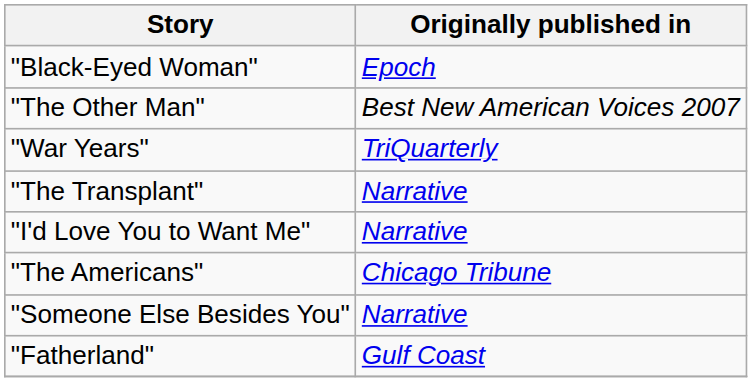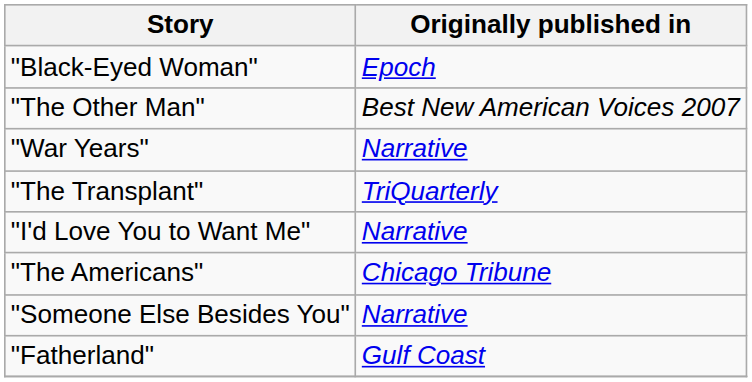(430, 149) TriQuarterly -> (415, 149) Narrative
(415, 190) Narrative -> (430, 190) TriQuarterly
